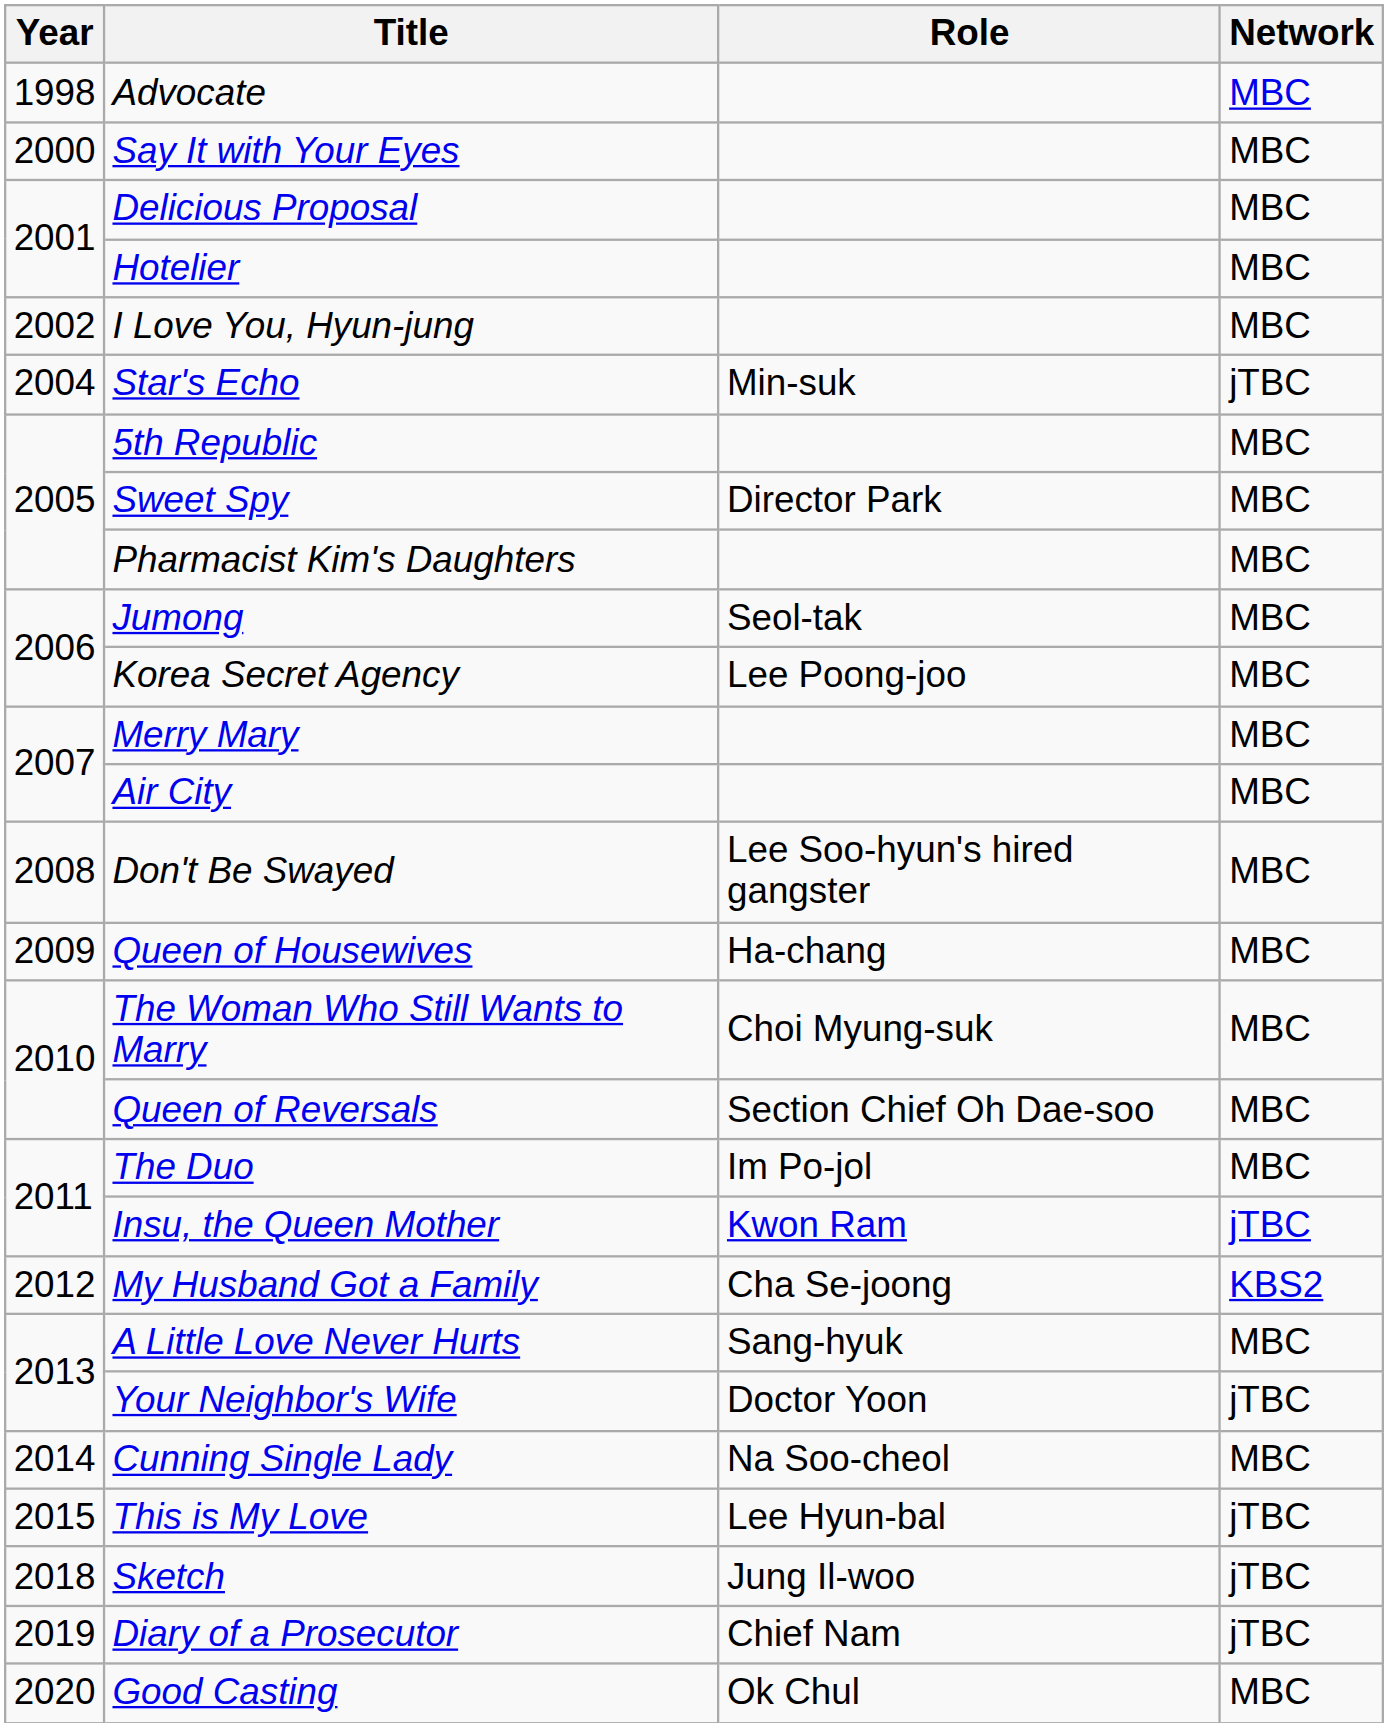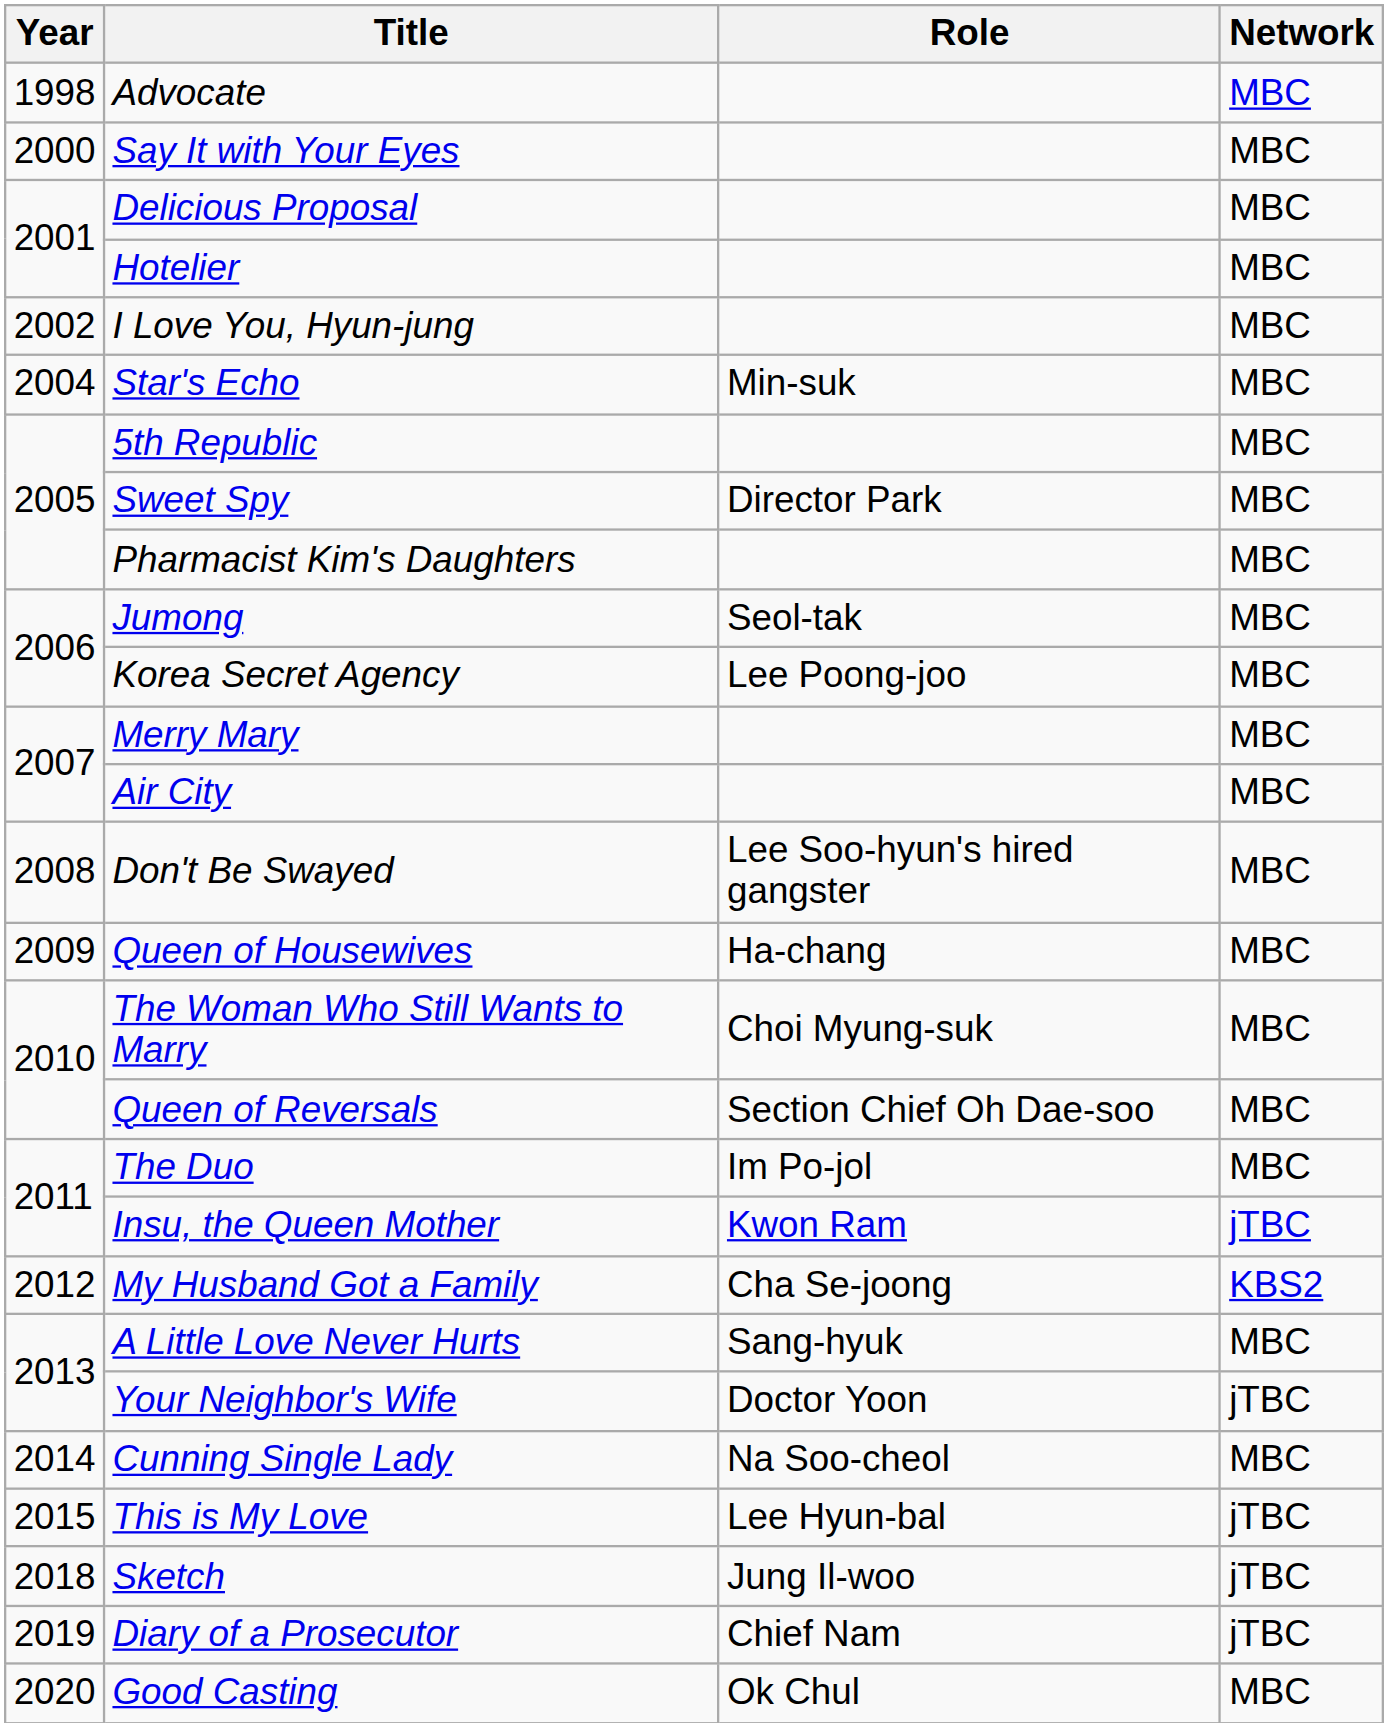(1270, 383) jTBC -> (1270, 383) MBC
